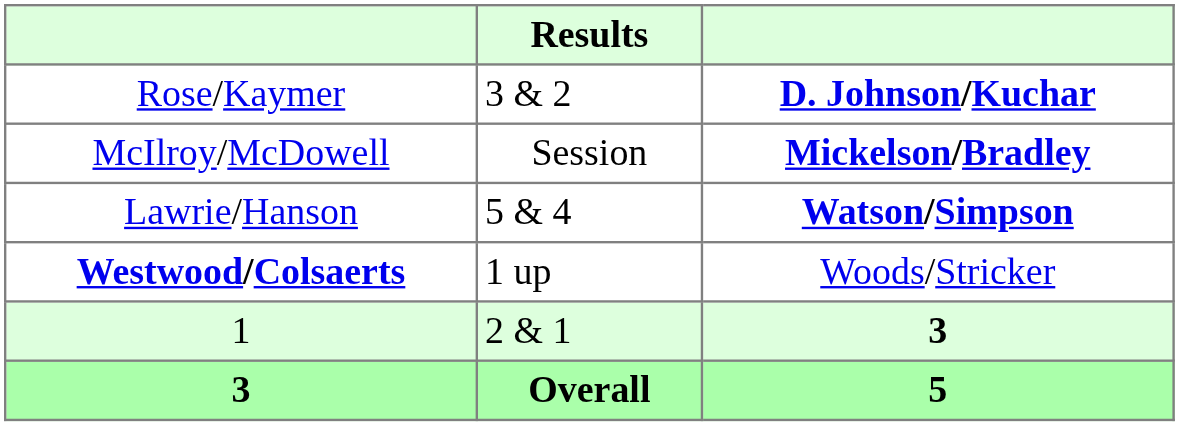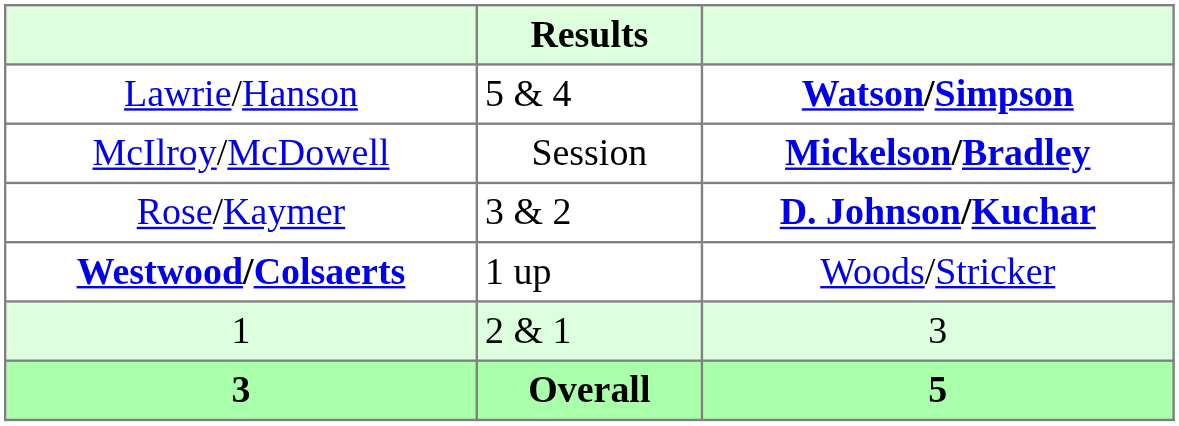rows swapped: (241, 211) <-> (241, 93)
(938, 330) bold -> (938, 330) normal
